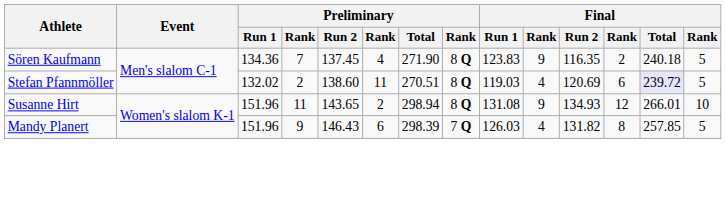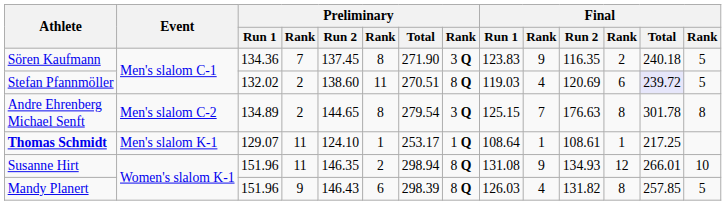(380, 60) 4 -> (380, 60) 8
(461, 60) 8 Q -> (461, 60) 3 Q
+ row: (55, 113)
+ row: (57, 143)
(340, 105) 143.65 -> (340, 166) 146.35
(461, 127) 7 Q -> (461, 189) 8 Q
